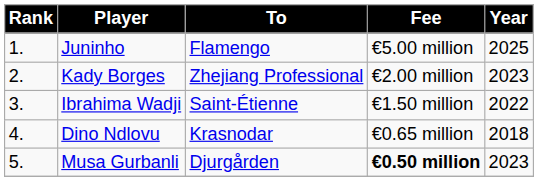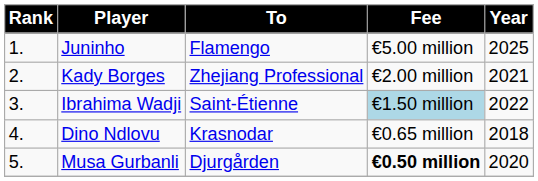(509, 76) 2023 -> (509, 76) 2021
(422, 104) no background -> (422, 104) lightblue background
(509, 162) 2023 -> (509, 162) 2020
